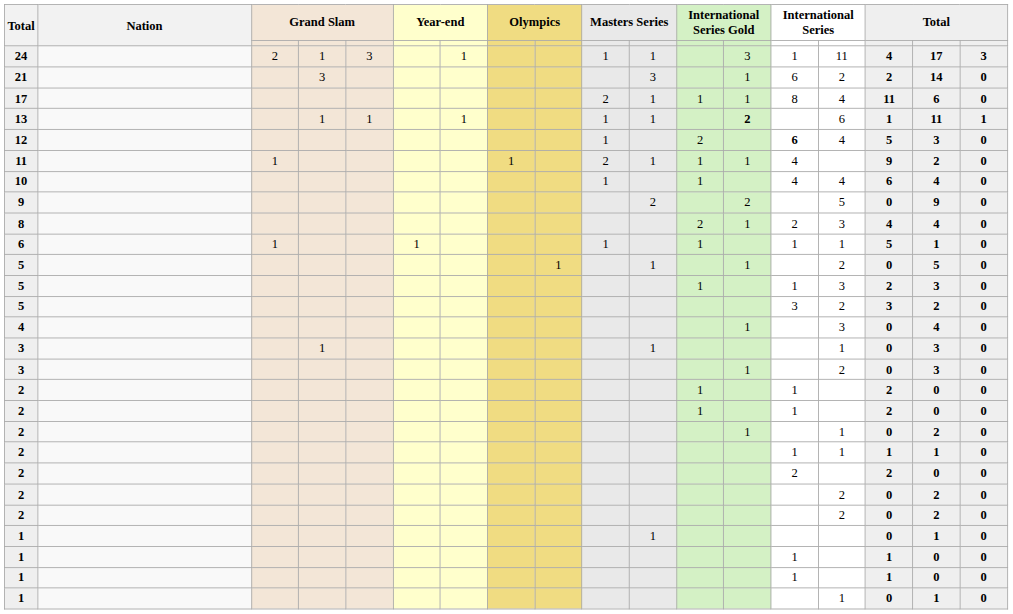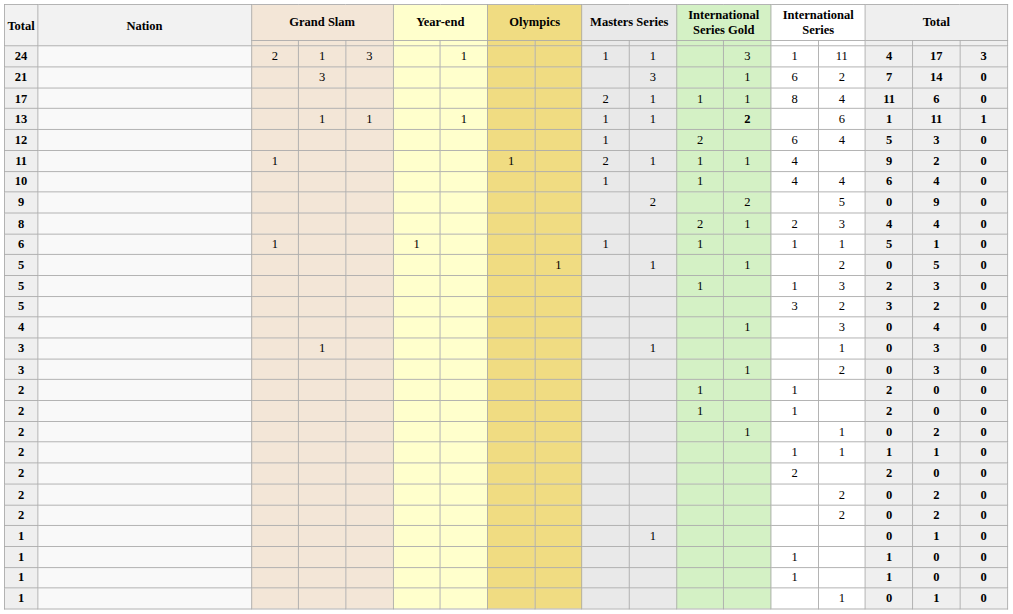(889, 77) 2 -> (889, 77) 7
(795, 140) bold -> (795, 140) normal
